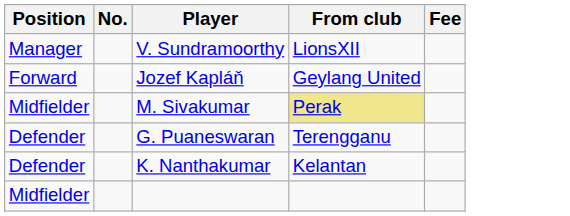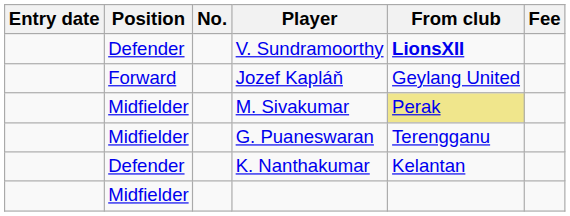+ column: (54, 19)
(45, 48) Manager -> (146, 48) Defender
(326, 48) normal -> (428, 48) bold
(47, 136) Defender -> (148, 136) Midfielder
